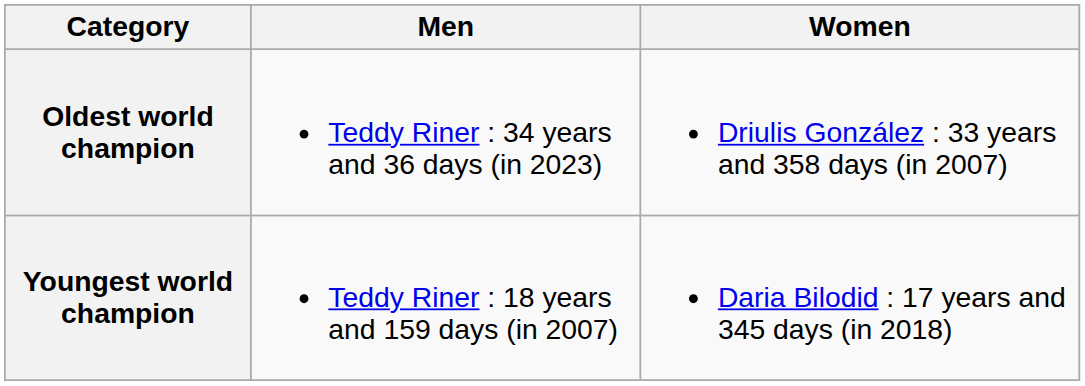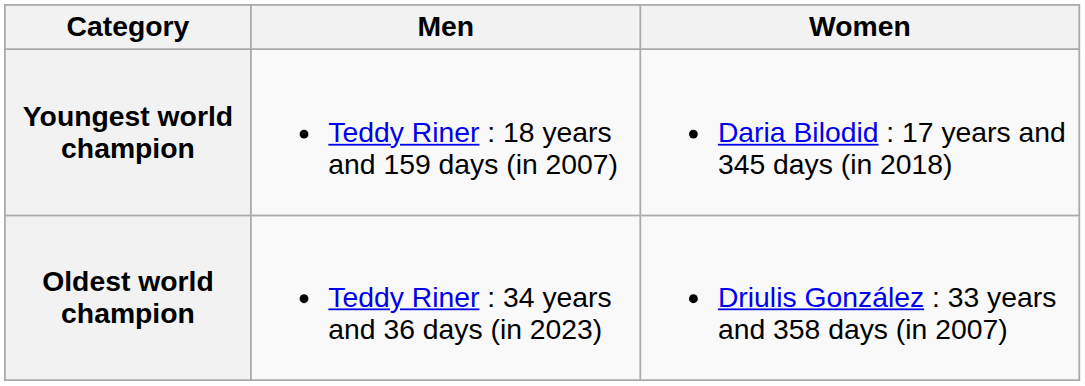rows swapped: (128, 297) <-> (128, 132)
